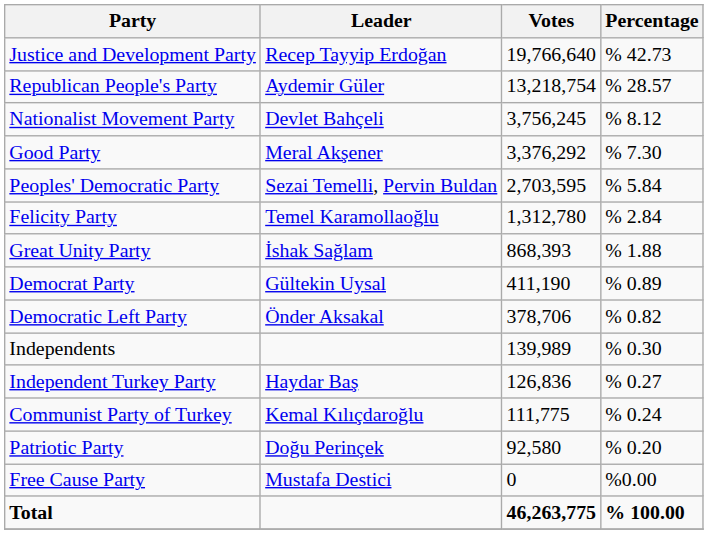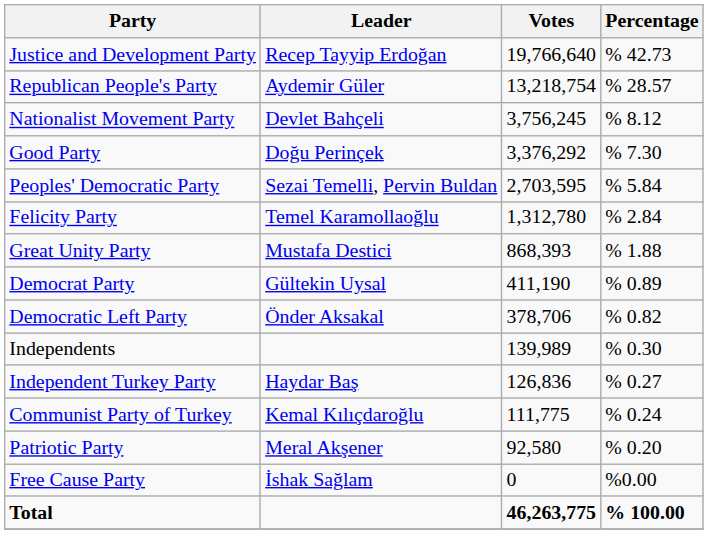(324, 152) Meral Akşener -> (324, 152) Doğu Perinçek
(319, 250) İshak Sağlam -> (328, 250) Mustafa Destici
(324, 447) Doğu Perinçek -> (324, 447) Meral Akşener
(328, 480) Mustafa Destici -> (319, 480) İshak Sağlam
